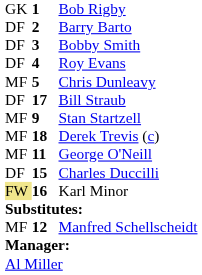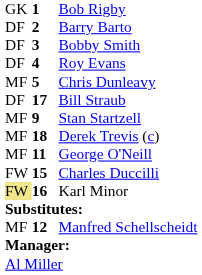(15, 172) DF -> (17, 172) FW
